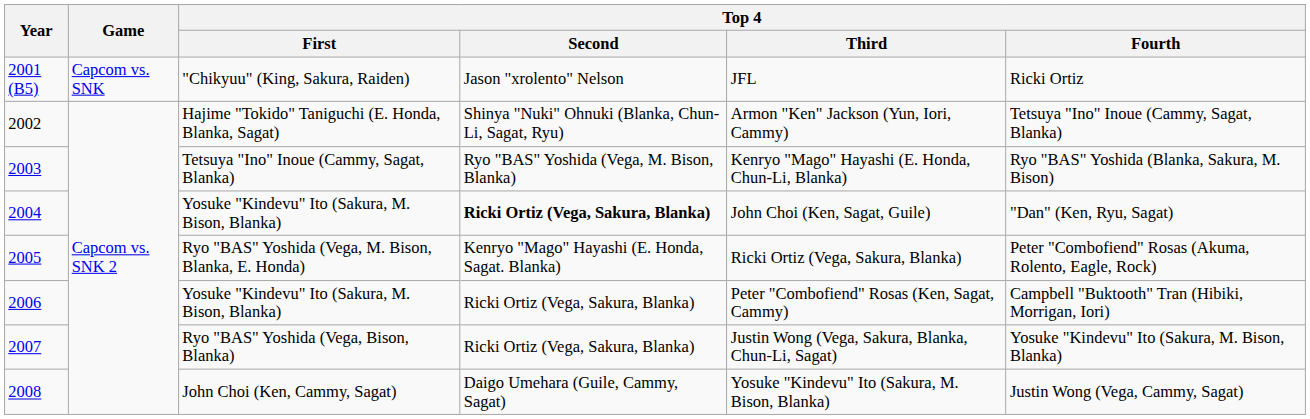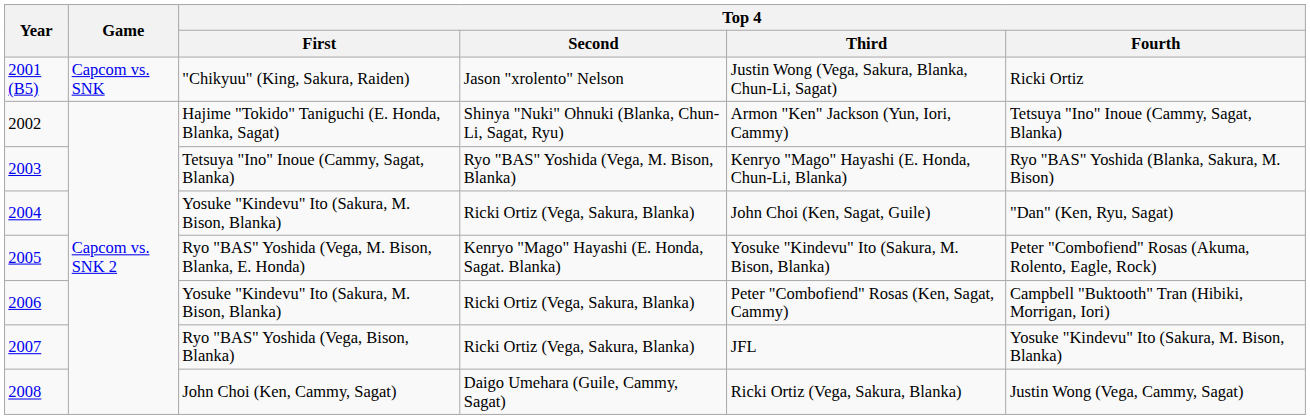(744, 79) JFL -> (849, 79) Justin Wong (Vega, Sakura, Blanka, Chun-Li, Sagat)
(587, 213) bold -> (579, 213) normal
(846, 257) Ricki Ortiz (Vega, Sakura, Blanka) -> (845, 257) Yosuke "Kindevu" Ito (Sakura, M. Bison, Blanka)
(849, 347) Justin Wong (Vega, Sakura, Blanka, Chun-Li, Sagat) -> (744, 347) JFL
(845, 391) Yosuke "Kindevu" Ito (Sakura, M. Bison, Blanka) -> (846, 391) Ricki Ortiz (Vega, Sakura, Blanka)
